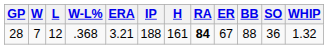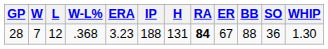(122, 34) 3.21 -> (122, 34) 3.23
(177, 34) 161 -> (177, 34) 131
(304, 34) 1.32 -> (304, 34) 1.30
